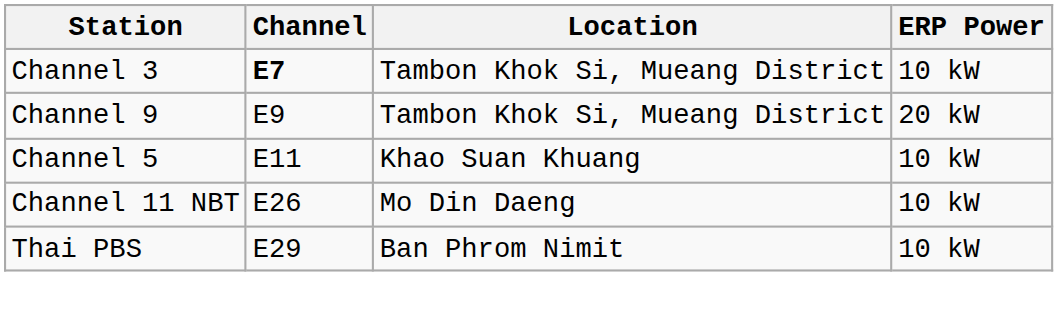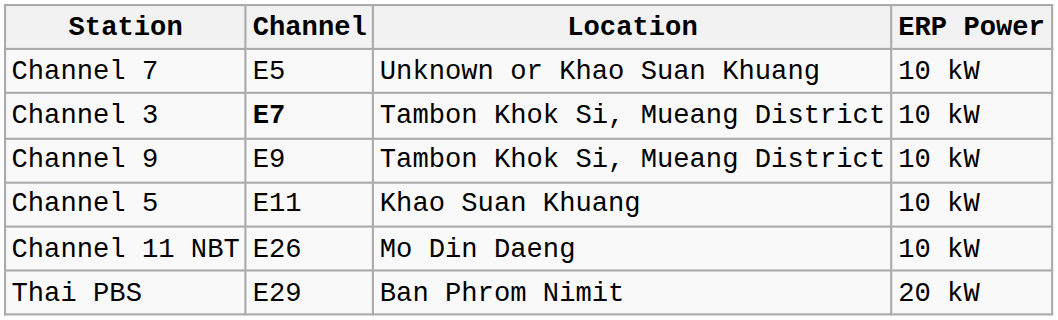+ row: (85, 71)
(939, 116) 20 kW -> (939, 160) 10 kW
(939, 249) 10 kW -> (939, 293) 20 kW
